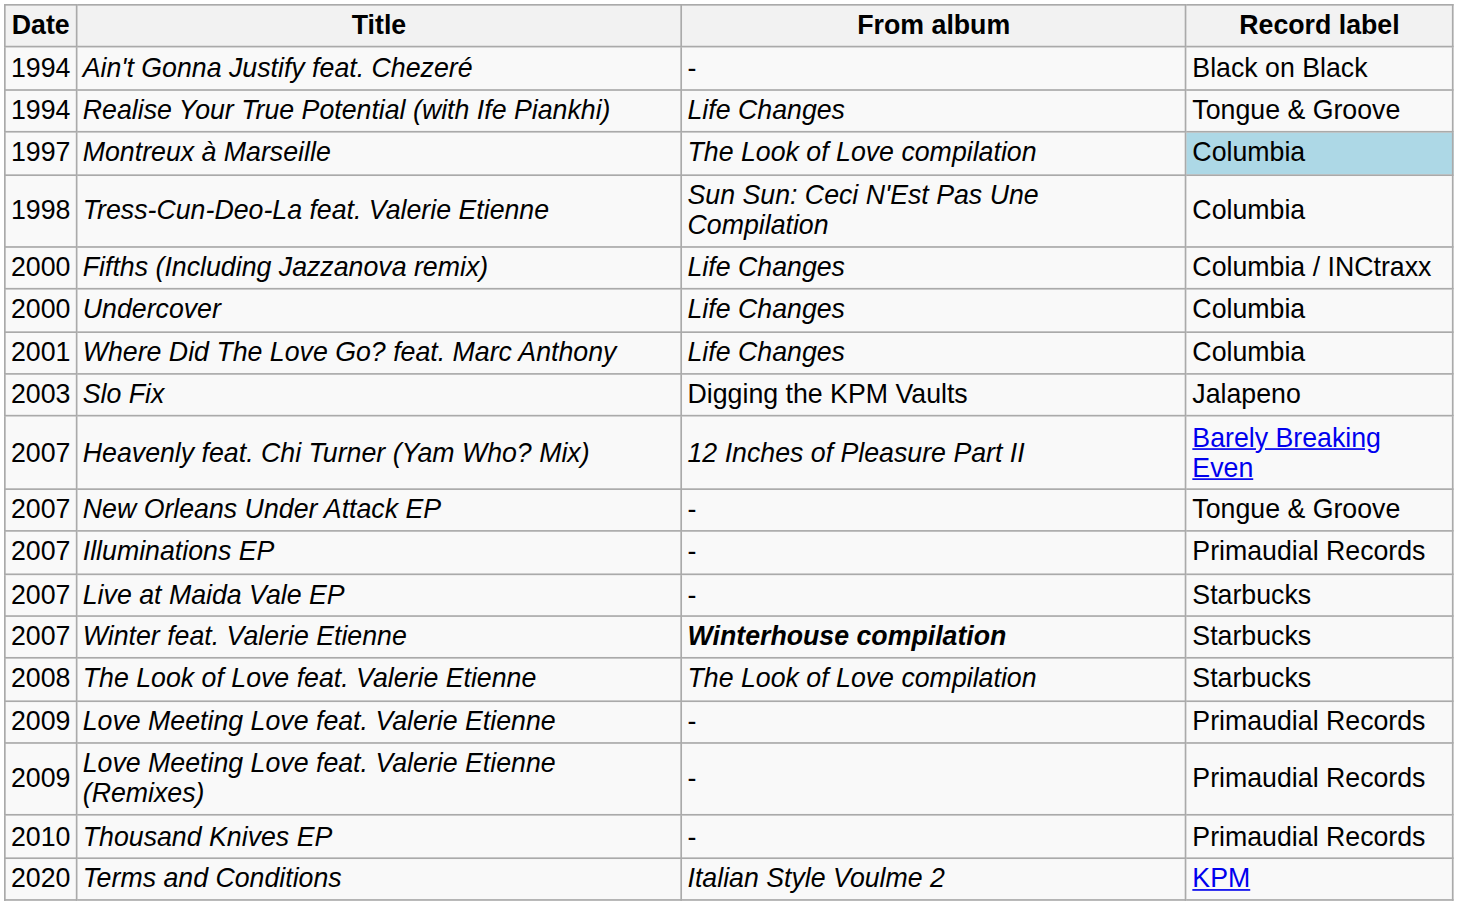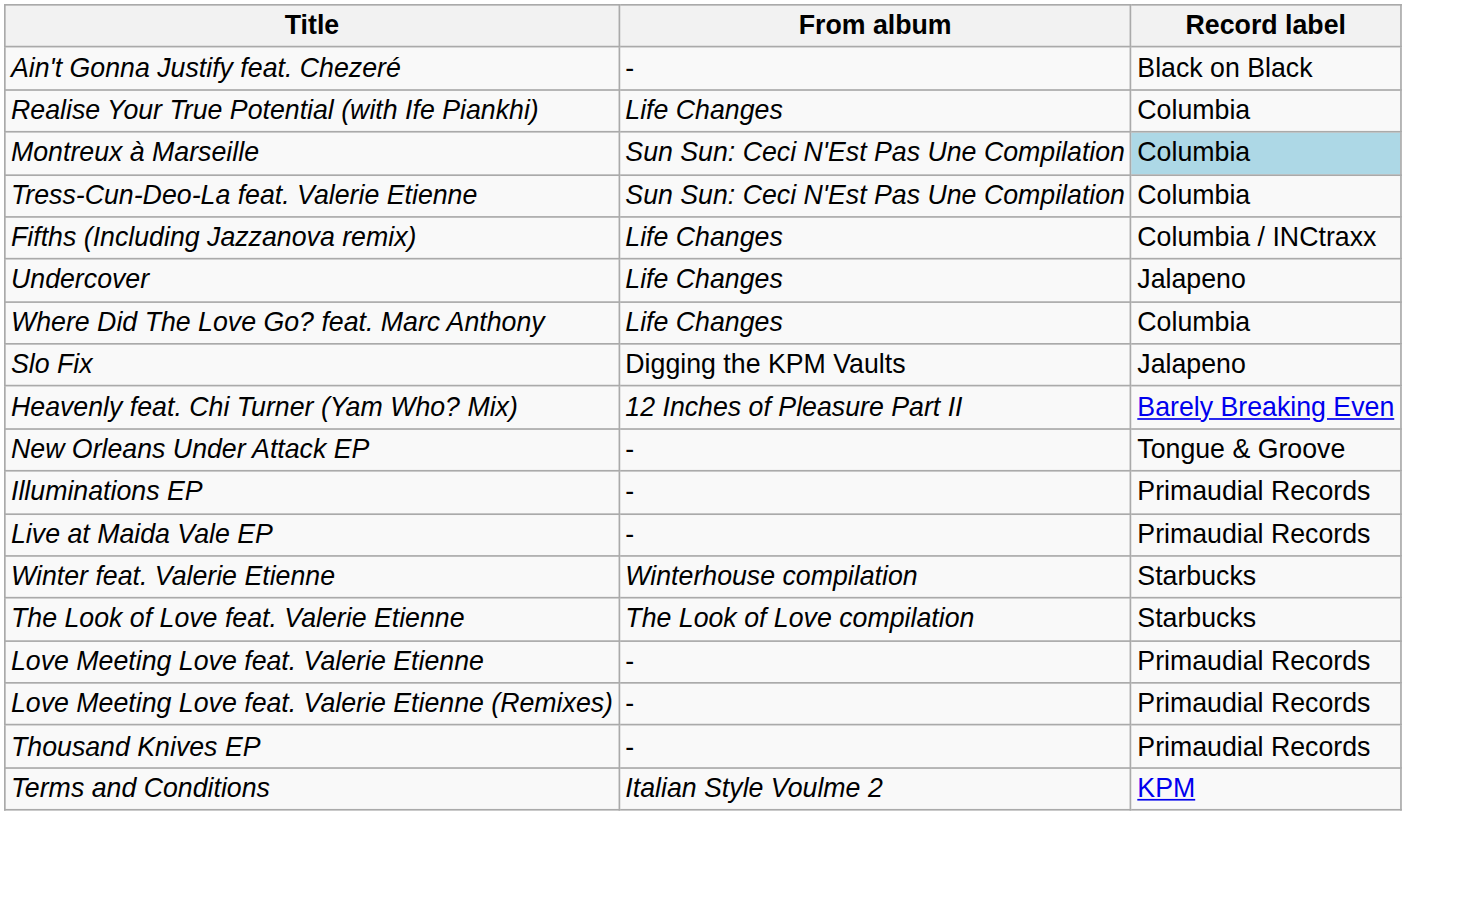- column: (41, 25)
(1296, 110) Tongue & Groove -> (1194, 110) Columbia
(862, 152) The Look of Love compilation -> (875, 152) Sun Sun: Ceci N'Est Pas Une Compilation
(1249, 310) Columbia -> (1192, 279) Jalapeno
(1252, 594) Starbucks -> (1254, 534) Primaudial Records
(847, 636) bold -> (771, 576) normal
